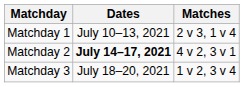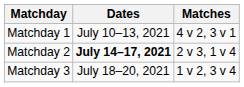(206, 33) 2 v 3, 1 v 4 -> (206, 33) 4 v 2, 3 v 1
(206, 52) 4 v 2, 3 v 1 -> (206, 52) 2 v 3, 1 v 4
